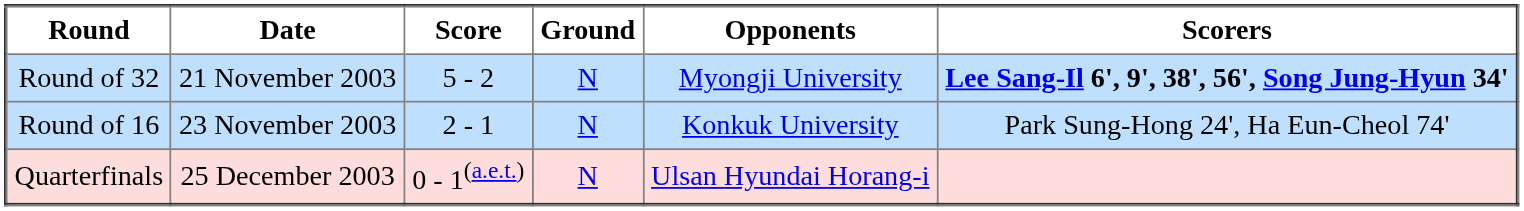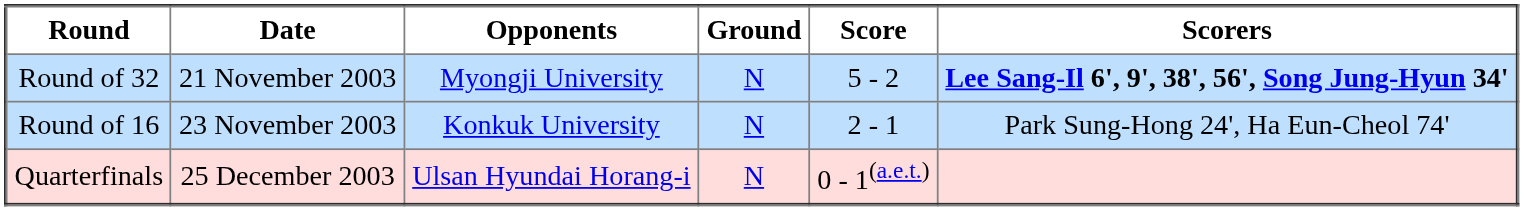columns swapped: (790, 30) <-> (468, 30)
